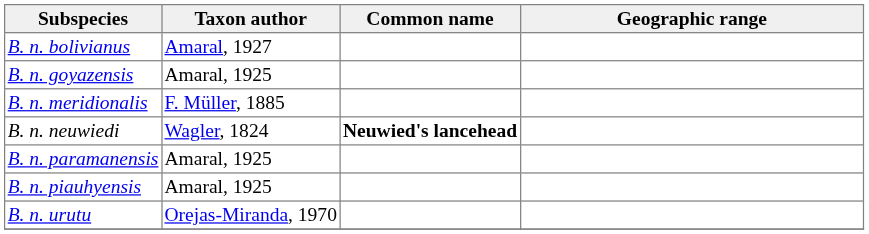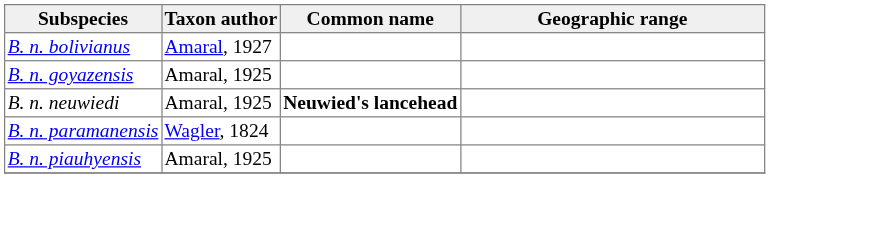- row: (78, 102)
(216, 130) Wagler, 1824 -> (218, 102) Amaral, 1925
(218, 158) Amaral, 1925 -> (216, 130) Wagler, 1824
- row: (49, 214)
